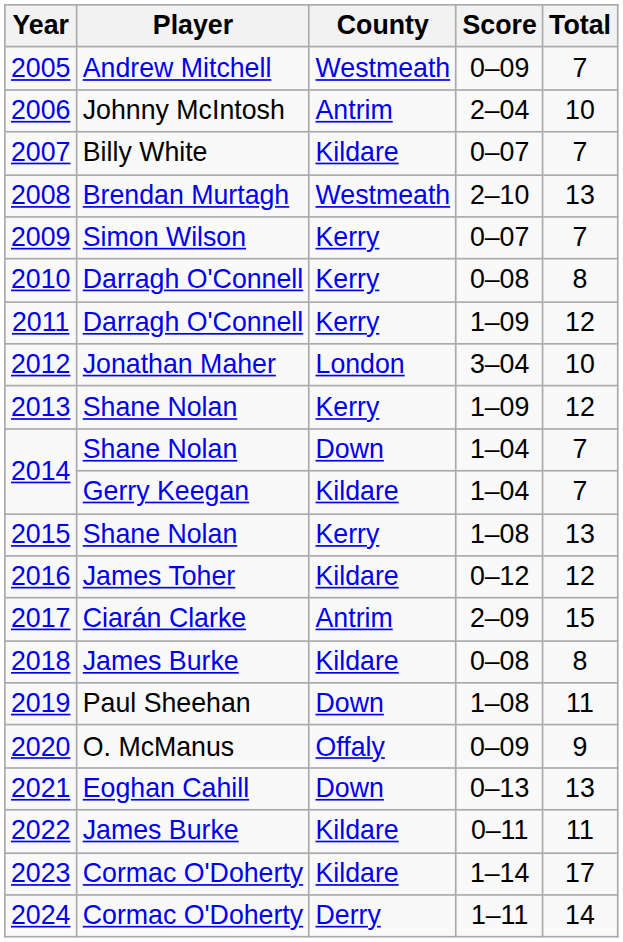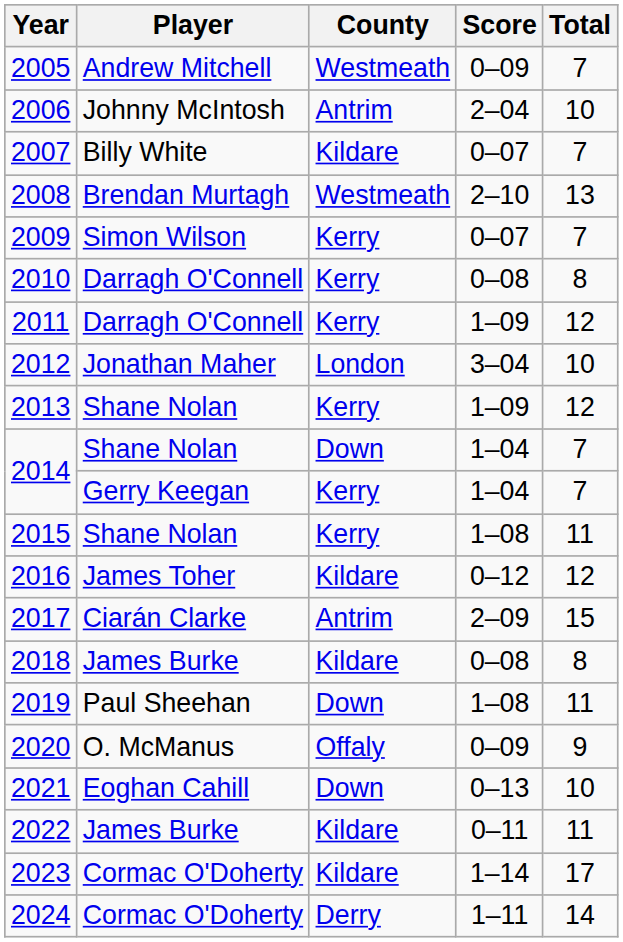(357, 491) Kildare -> (347, 491) Kerry
(580, 534) 13 -> (580, 534) 11
(580, 788) 13 -> (580, 788) 10
